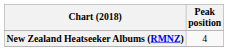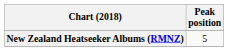(205, 38) 4 -> (205, 38) 5
